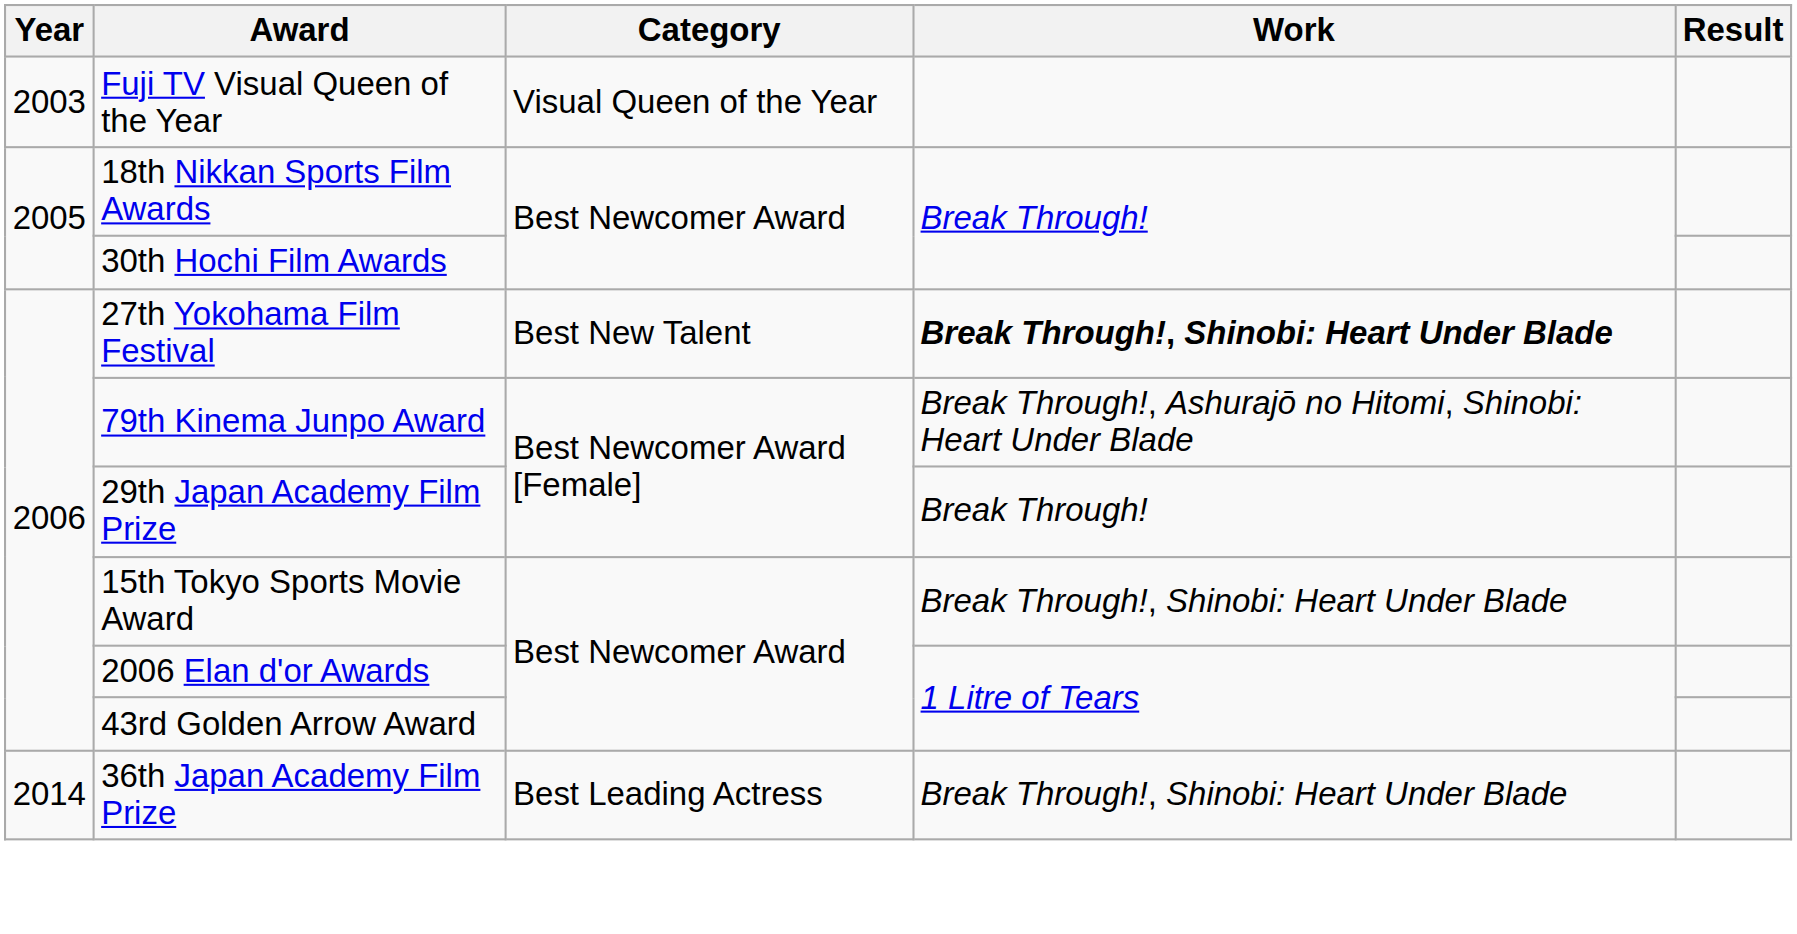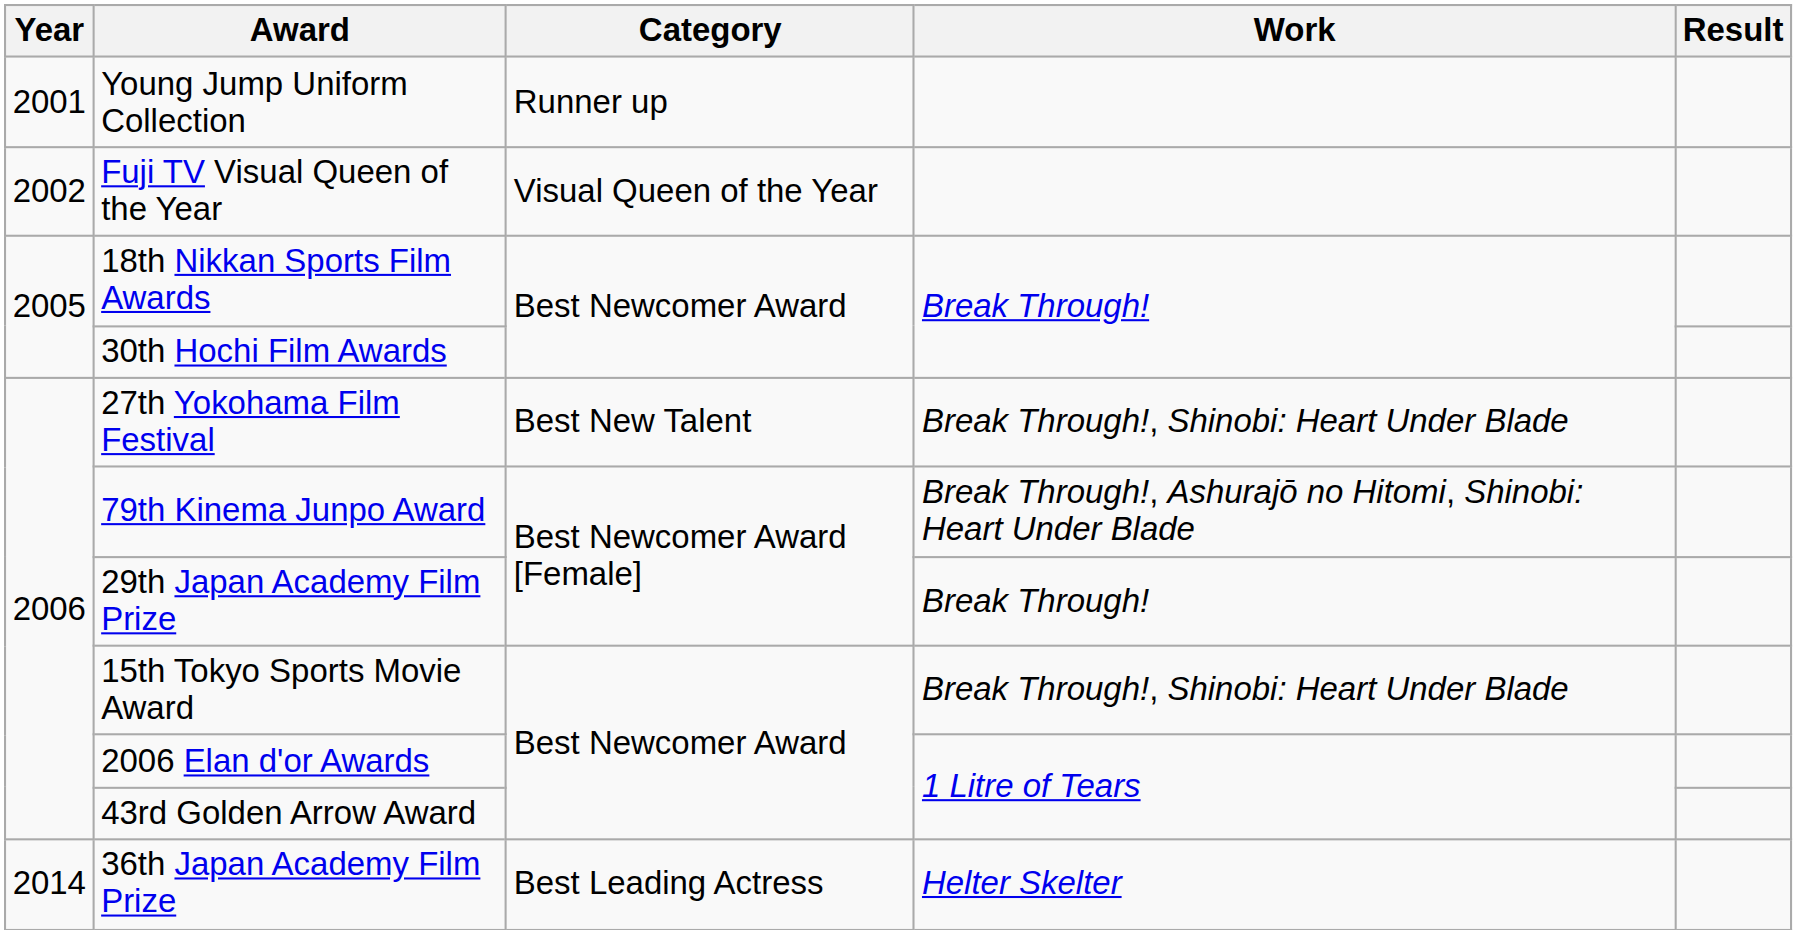+ row: (254, 101)
(49, 101) 2003 -> (49, 190) 2002
(1267, 332) bold -> (1245, 421) normal
(1244, 794) Break Through!, Shinobi: Heart Under Blade -> (1022, 883) Helter Skelter
